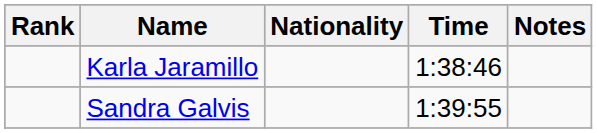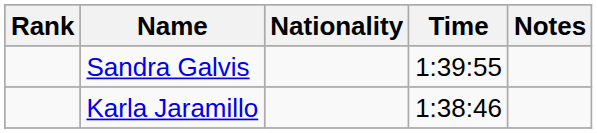rows swapped: (172, 67) <-> (168, 108)
